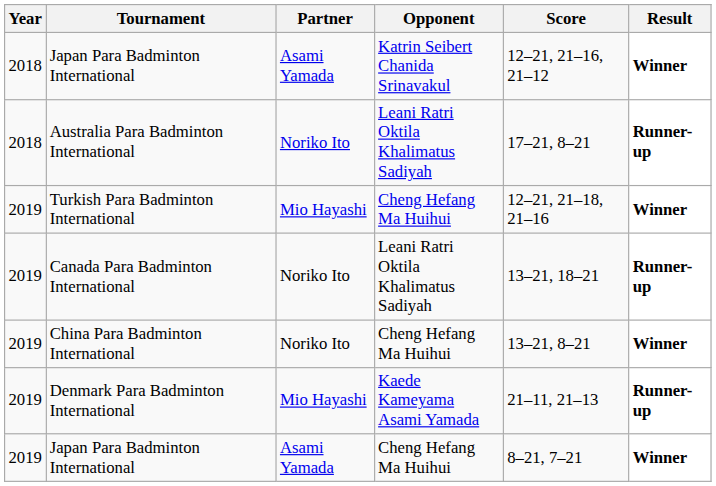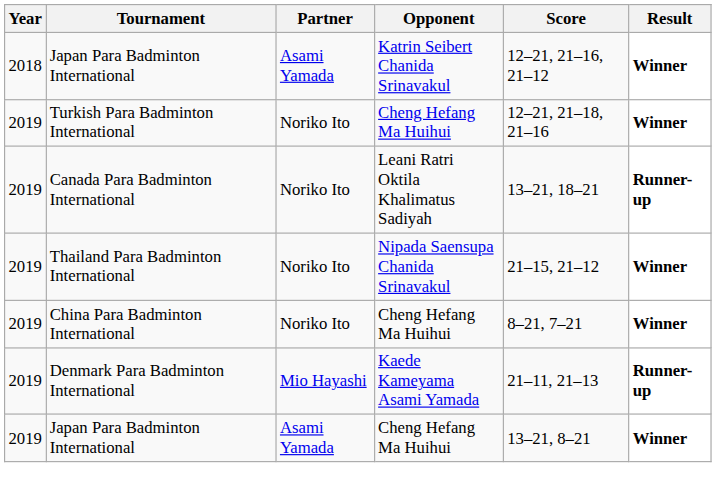- row: (136, 142)
(323, 209) Mio Hayashi -> (315, 123) Noriko Ito
+ row: (135, 266)
(549, 343) 13–21, 8–21 -> (545, 324) 8–21, 7–21
(545, 458) 8–21, 7–21 -> (549, 438) 13–21, 8–21
